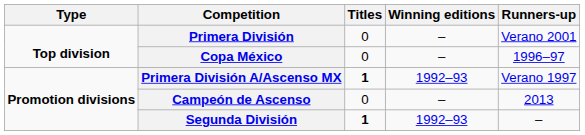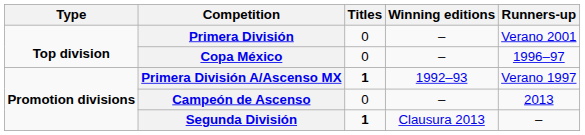(442, 120) 1992–93 -> (442, 120) Clausura 2013
